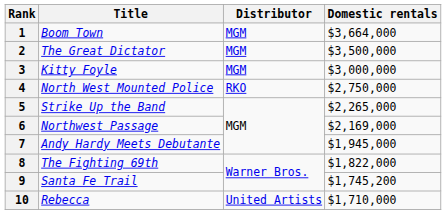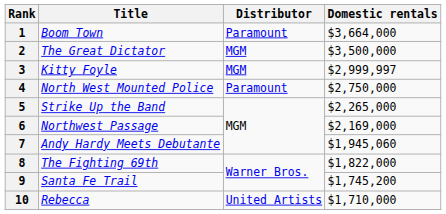(236, 32) MGM -> (257, 32) Paramount
(362, 70) $3,000,000 -> (362, 70) $2,999,997
(236, 88) RKO -> (257, 88) Paramount
(362, 144) $1,945,000 -> (362, 144) $1,945,060
